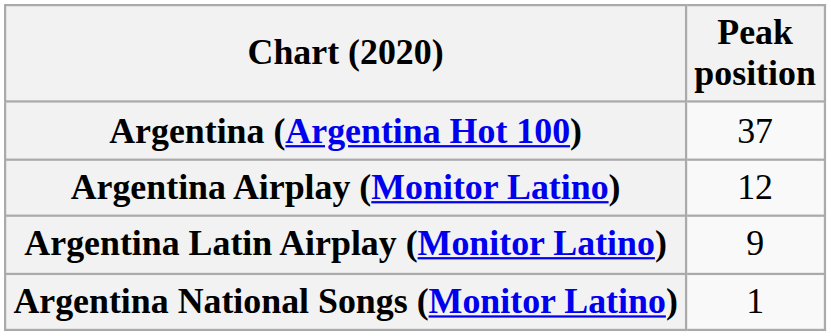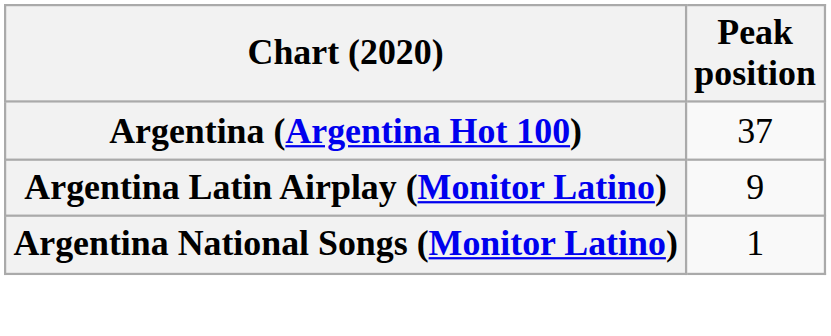- row: (346, 186)
